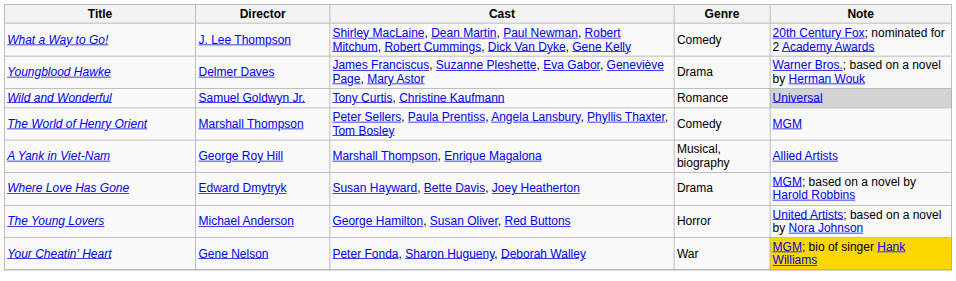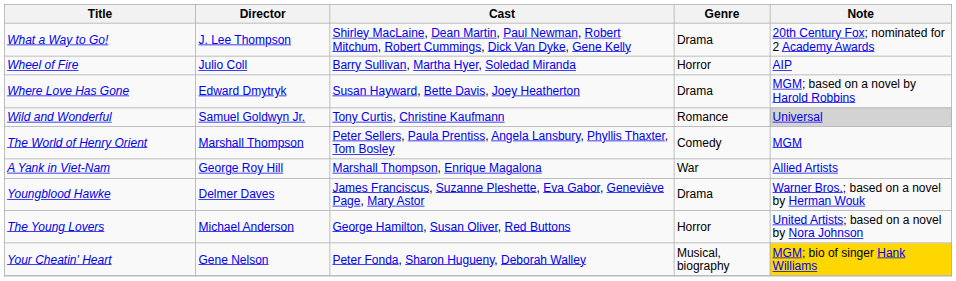(699, 39) Comedy -> (695, 39) Drama
+ row: (43, 65)
rows swapped: (68, 188) <-> (59, 72)
(703, 156) Musical, biography -> (688, 168) War
(688, 254) War -> (703, 259) Musical, biography
